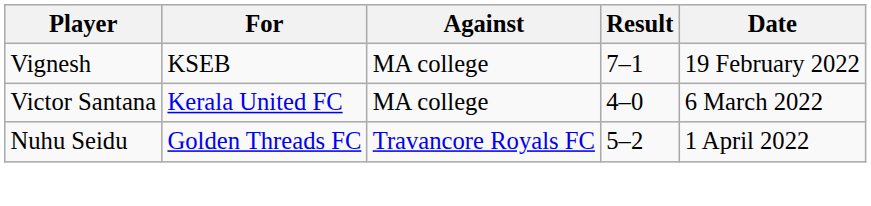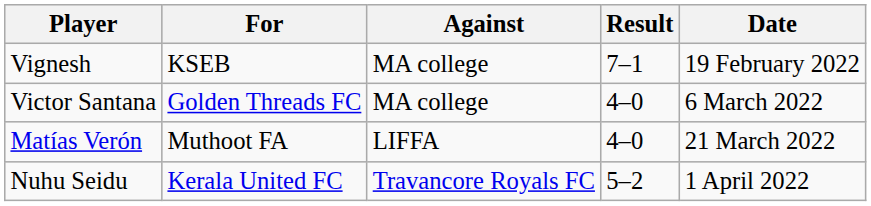(255, 102) Kerala United FC -> (264, 102) Golden Threads FC
+ row: (76, 141)
(264, 141) Golden Threads FC -> (255, 180) Kerala United FC
